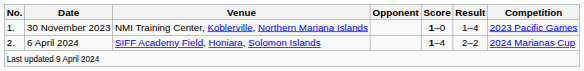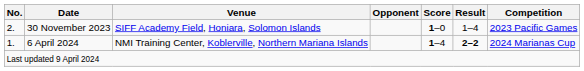(11, 27) 1. -> (11, 27) 2.
(241, 27) NMI Training Center, Koblerville, Northern Mariana Islands -> (218, 27) SIFF Academy Field, Honiara, Solomon Islands
(11, 43) 2. -> (11, 43) 1.
(218, 43) SIFF Academy Field, Honiara, Solomon Islands -> (241, 43) NMI Training Center, Koblerville, Northern Mariana Islands
(470, 43) normal -> (470, 43) bold
